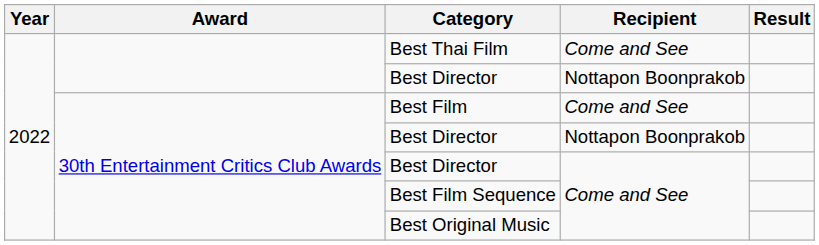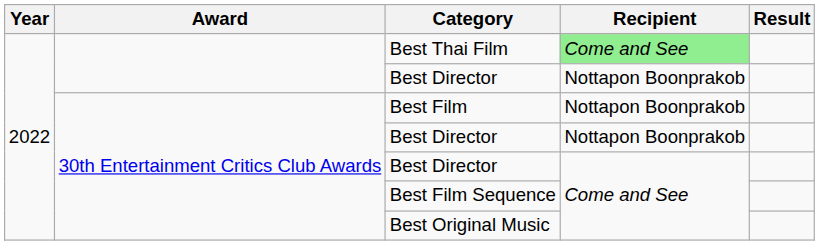(626, 48) no background -> (626, 48) lightgreen background
(626, 107) Come and See -> (655, 107) Nottapon Boonprakob
